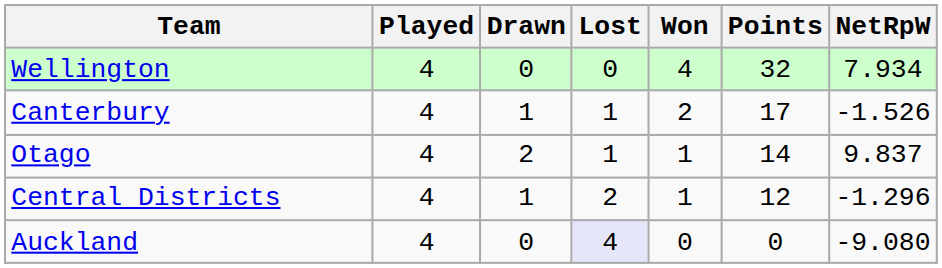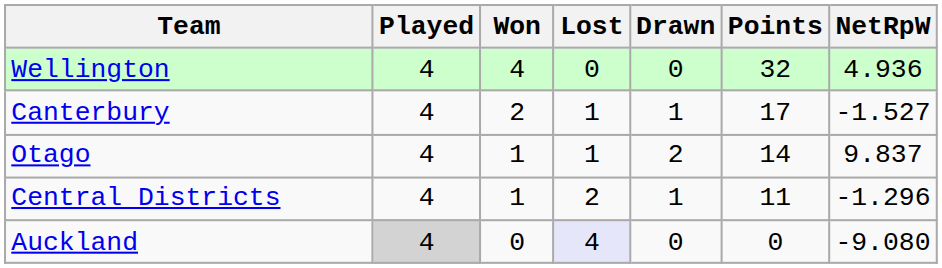columns swapped: (685, 27) <-> (526, 27)
(883, 70) 7.934 -> (883, 70) 4.936
(883, 113) -1.526 -> (883, 113) -1.527
(775, 199) 12 -> (775, 199) 11
(427, 242) no background -> (427, 242) lightgrey background
